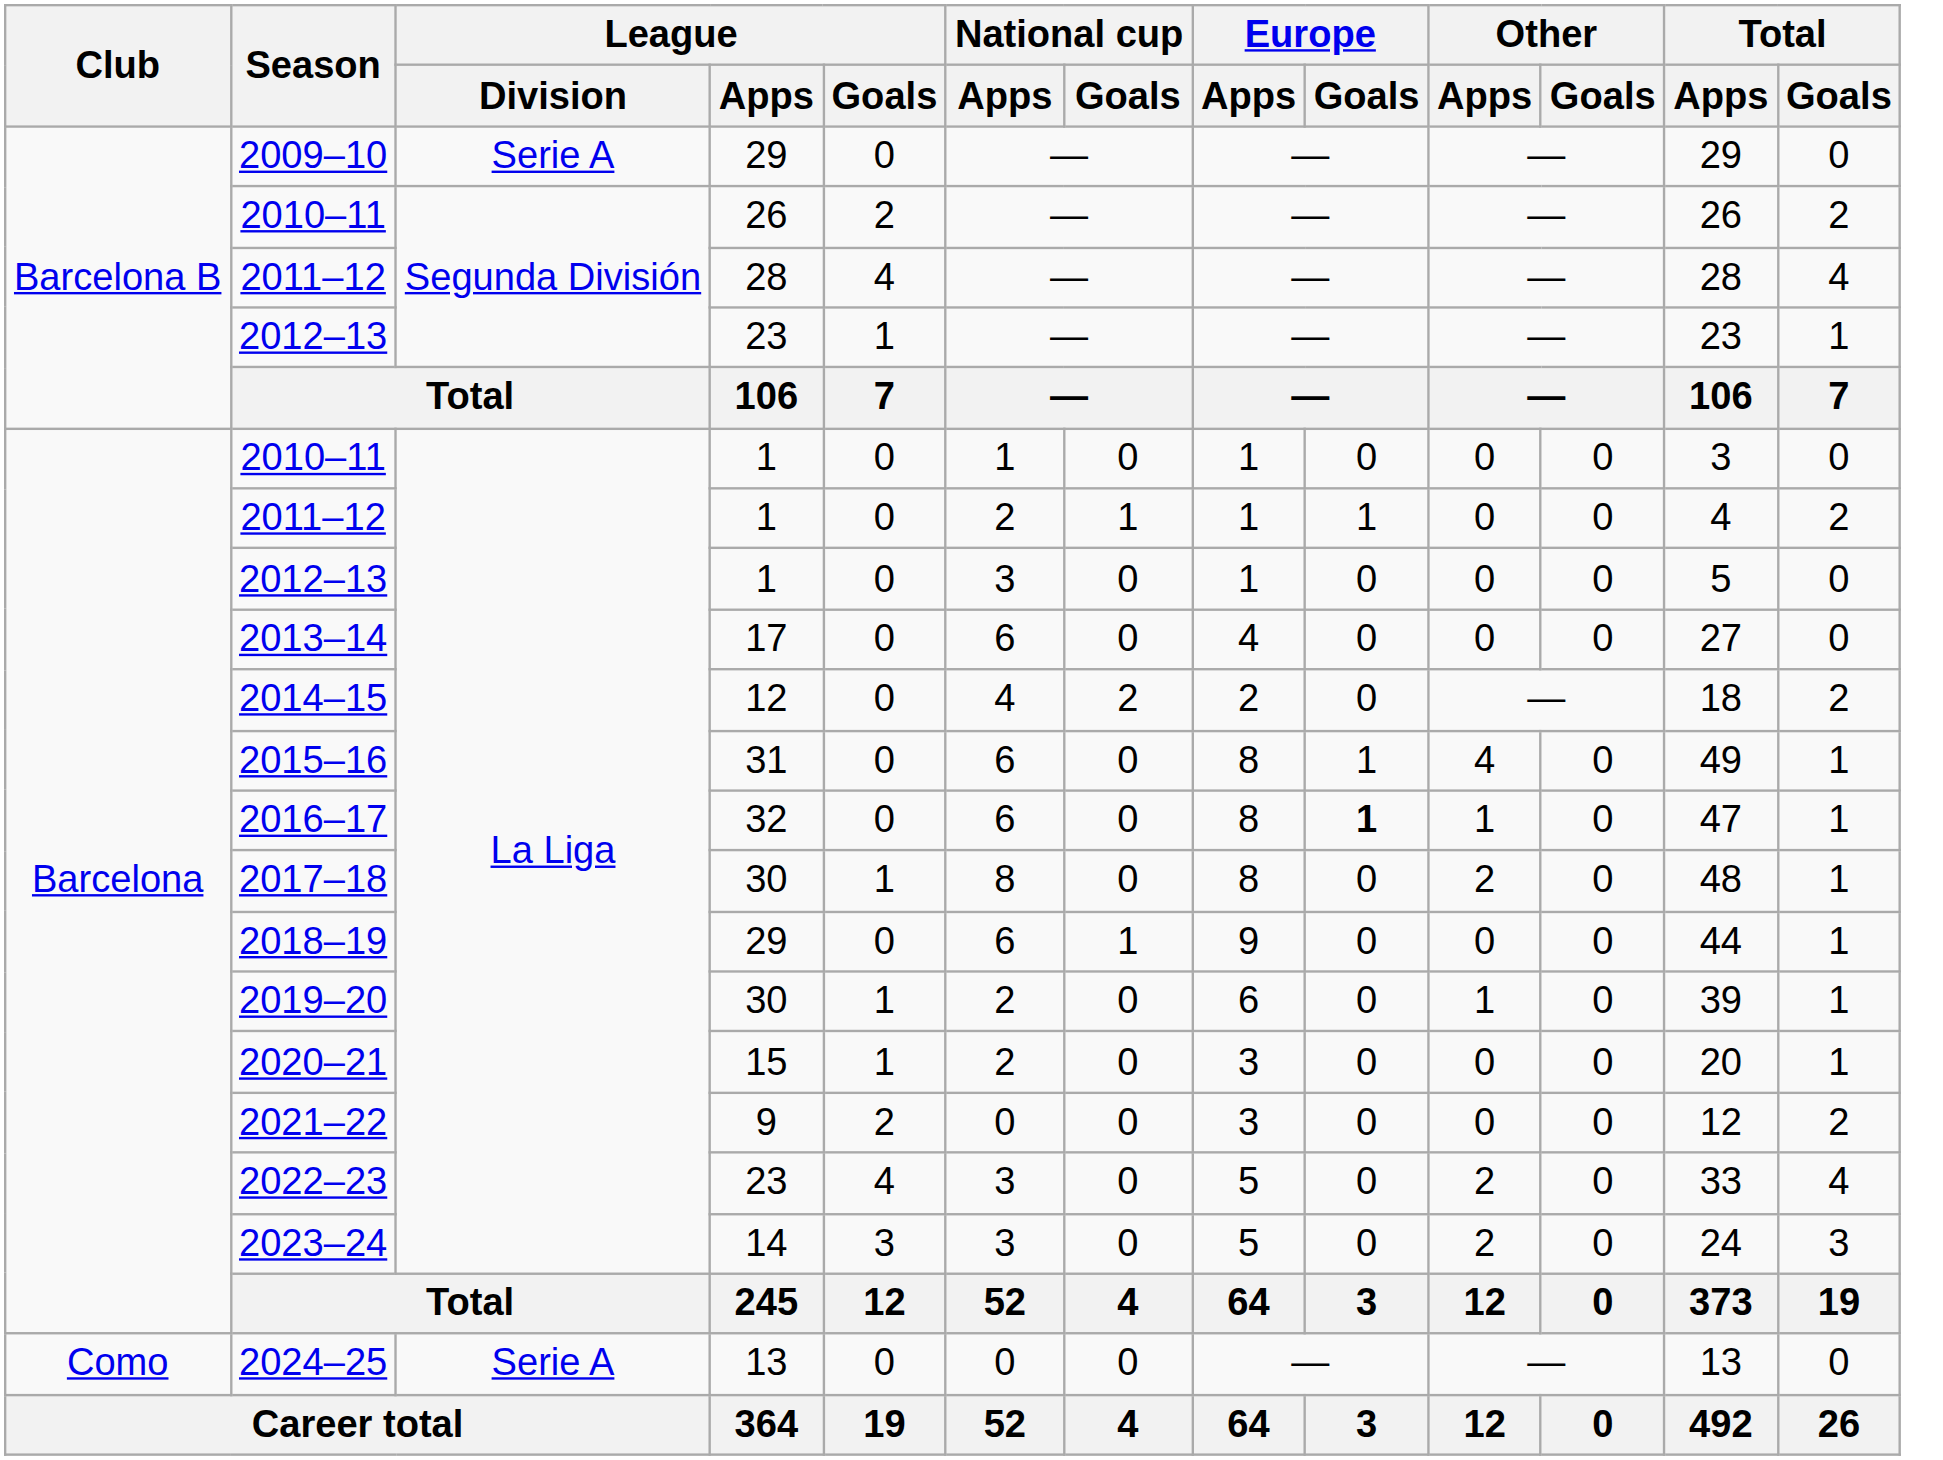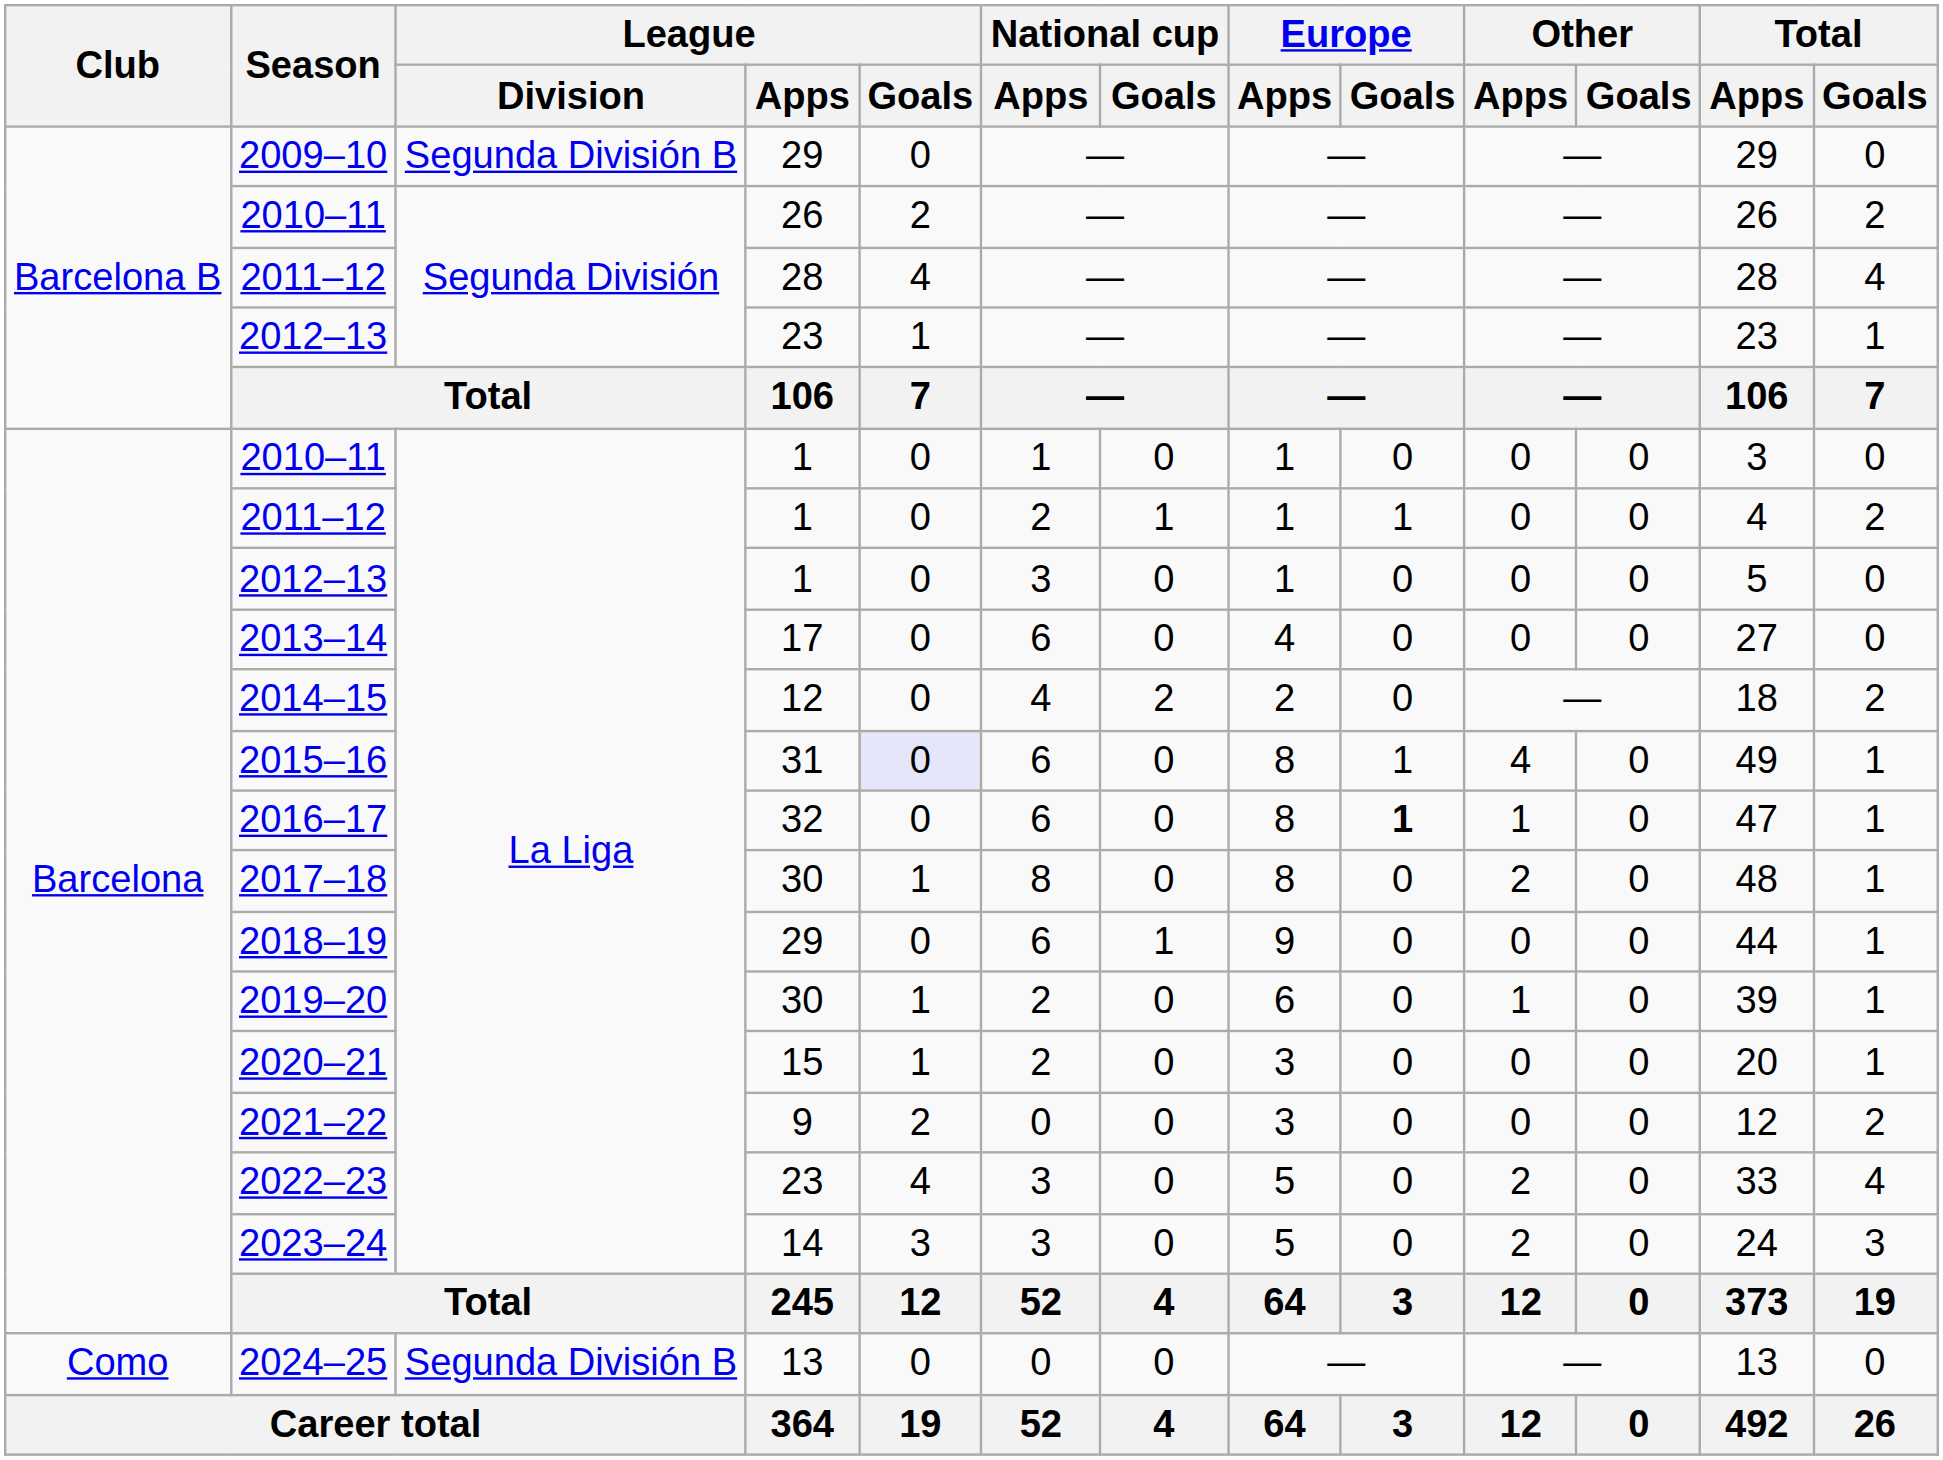(553, 155) Serie A -> (571, 155) Segunda División B
(884, 759) no background -> (920, 759) lavender background
(553, 1363) Serie A -> (571, 1363) Segunda División B
